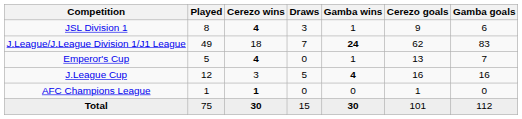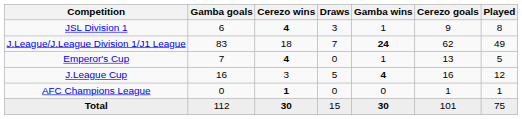columns swapped: (206, 12) <-> (484, 12)
